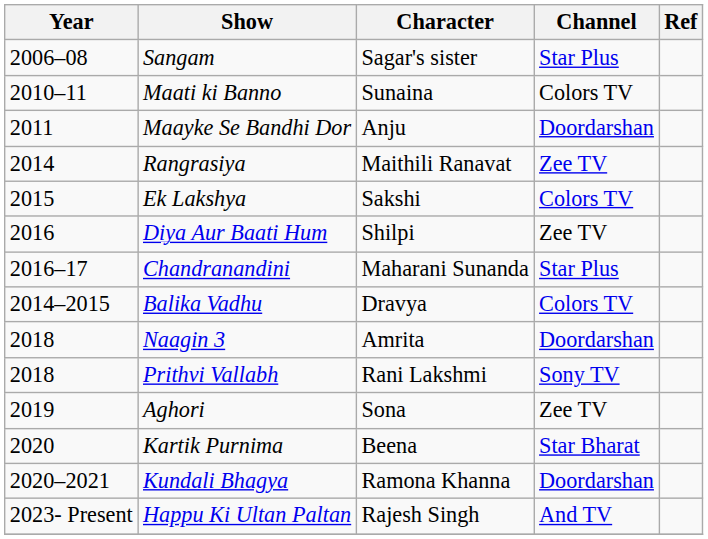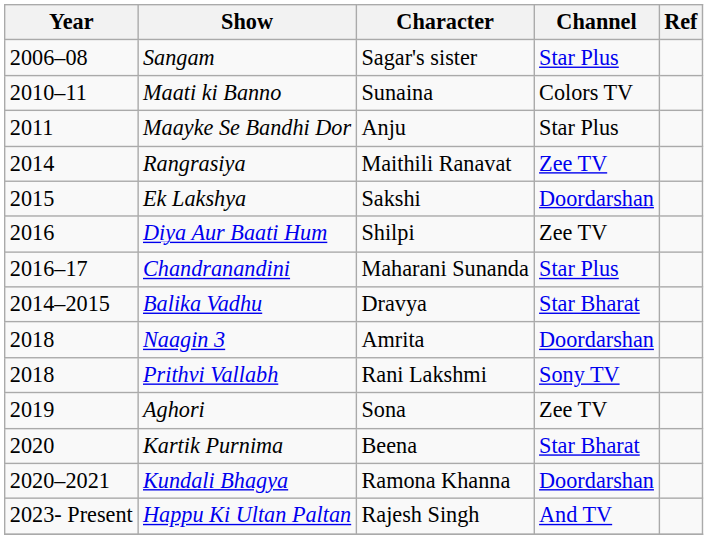(596, 127) Doordarshan -> (579, 127) Star Plus
(586, 198) Colors TV -> (596, 198) Doordarshan
(586, 304) Colors TV -> (589, 304) Star Bharat
